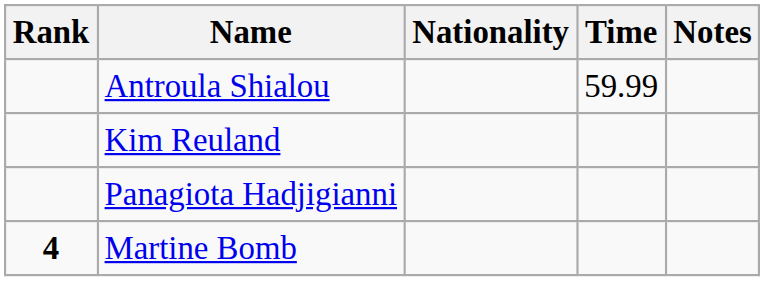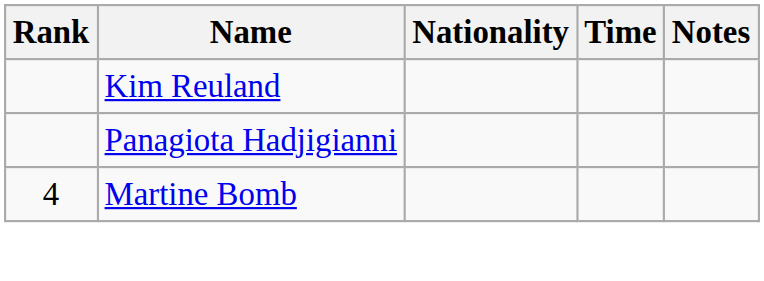- row: (217, 85)
(51, 248) bold -> (51, 194) normal
